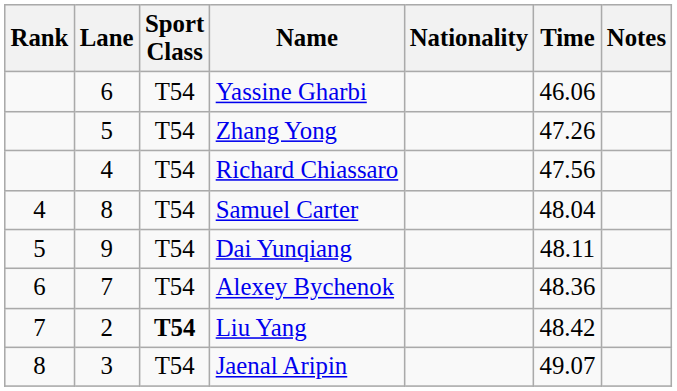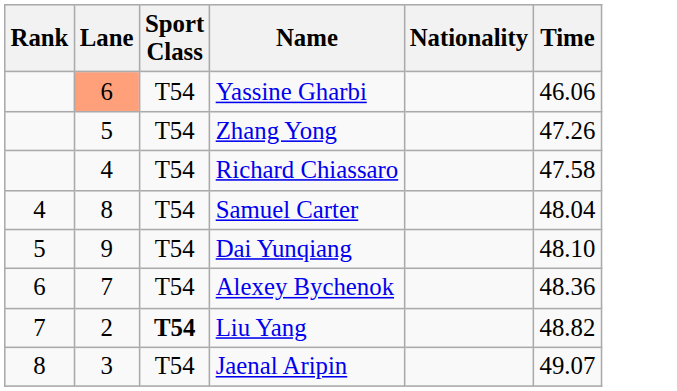- column: (636, 38)
(107, 91) no background -> (107, 91) lightsalmon background
(567, 170) 47.56 -> (567, 170) 47.58
(567, 248) 48.11 -> (567, 248) 48.10
(567, 327) 48.42 -> (567, 327) 48.82
